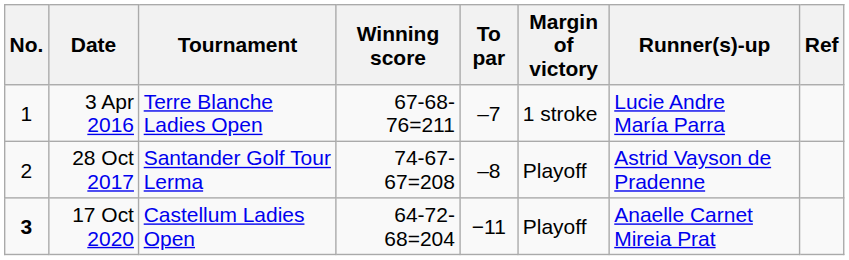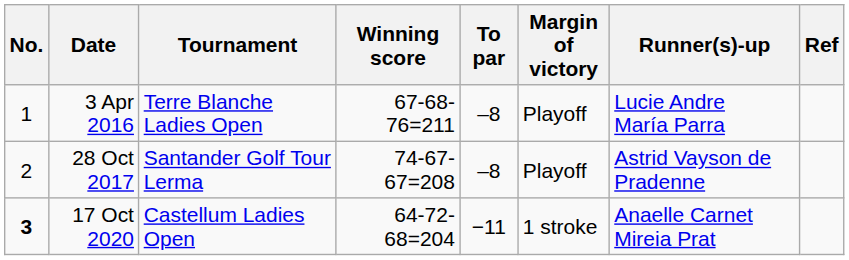(489, 113) –7 -> (489, 113) –8
(560, 113) 1 stroke -> (555, 113) Playoff
(555, 227) Playoff -> (560, 227) 1 stroke
